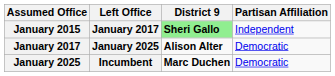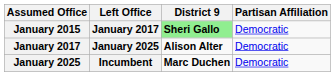(264, 29) Independent -> (262, 29) Democratic
